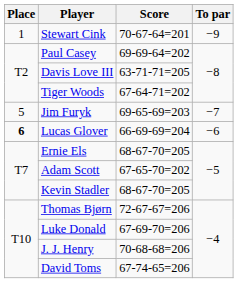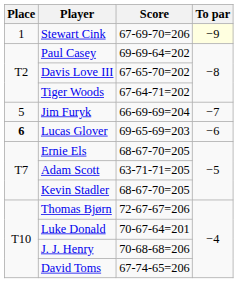(154, 33) 70-67-64=201 -> (154, 33) 67-69-70=206
(213, 33) no background -> (213, 33) lightyellow background
(154, 72) 63-71-71=205 -> (154, 72) 67-65-70=202
(154, 111) 69-65-69=203 -> (154, 111) 66-69-69=204
(154, 131) 66-69-69=204 -> (154, 131) 69-65-69=203
(154, 170) 67-65-70=202 -> (154, 170) 63-71-71=205
(154, 229) 67-69-70=206 -> (154, 229) 70-67-64=201
